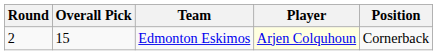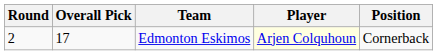(63, 38) 15 -> (63, 38) 17
